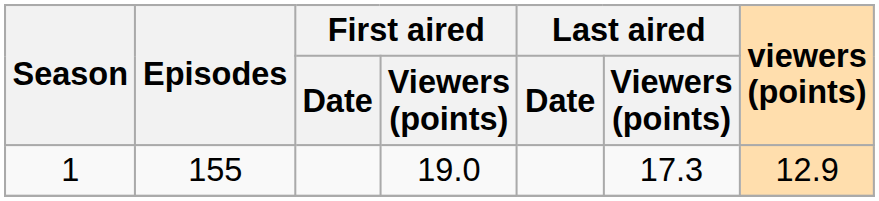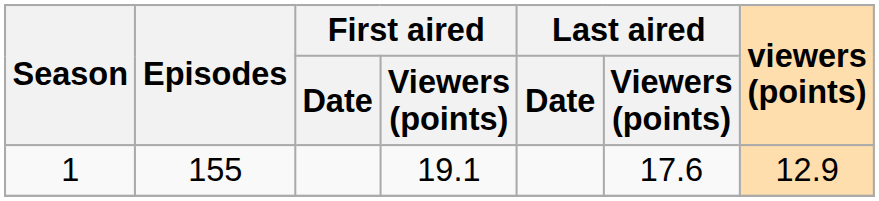(449, 169) 19.0 -> (449, 169) 19.1
(671, 169) 17.3 -> (671, 169) 17.6
